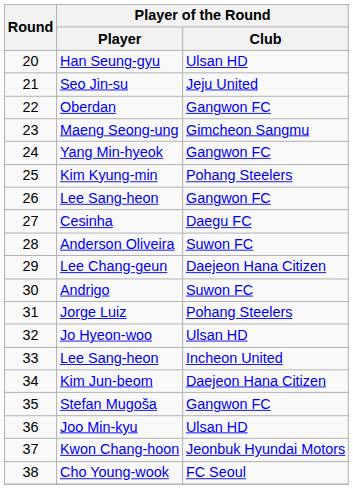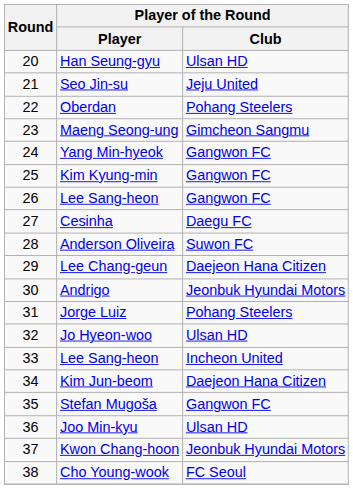(228, 107) Gangwon FC -> (239, 107) Pohang Steelers
(239, 175) Pohang Steelers -> (228, 175) Gangwon FC
(220, 289) Suwon FC -> (266, 289) Jeonbuk Hyundai Motors
